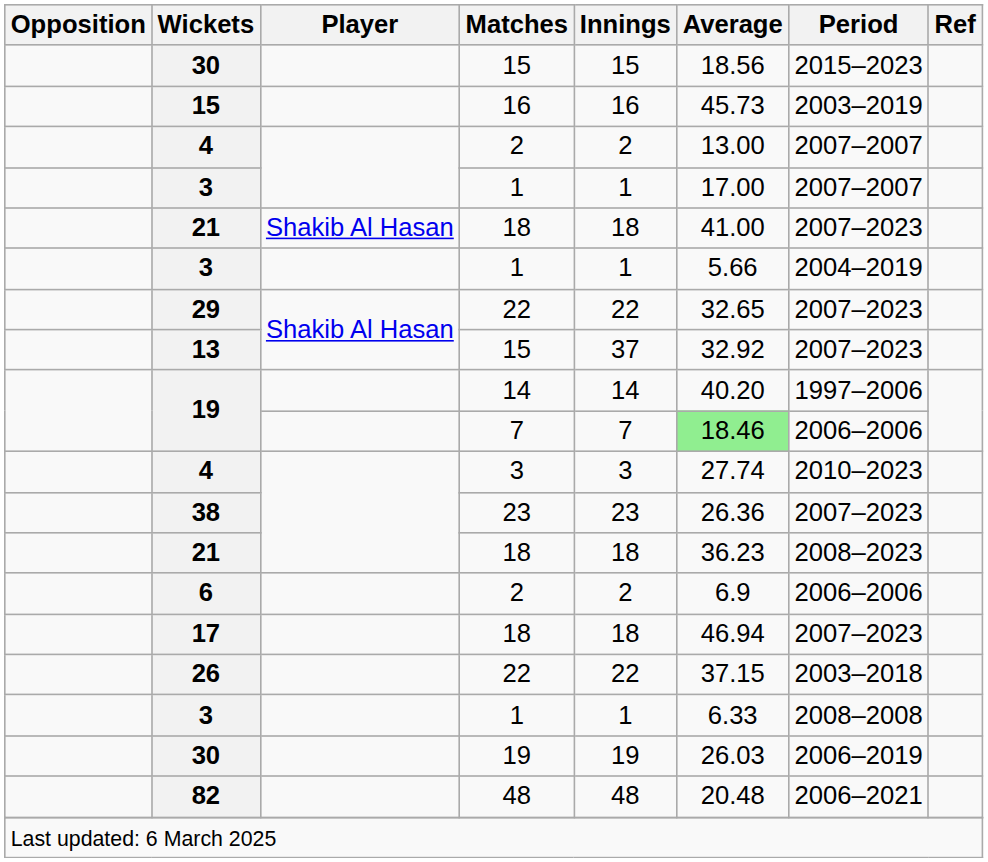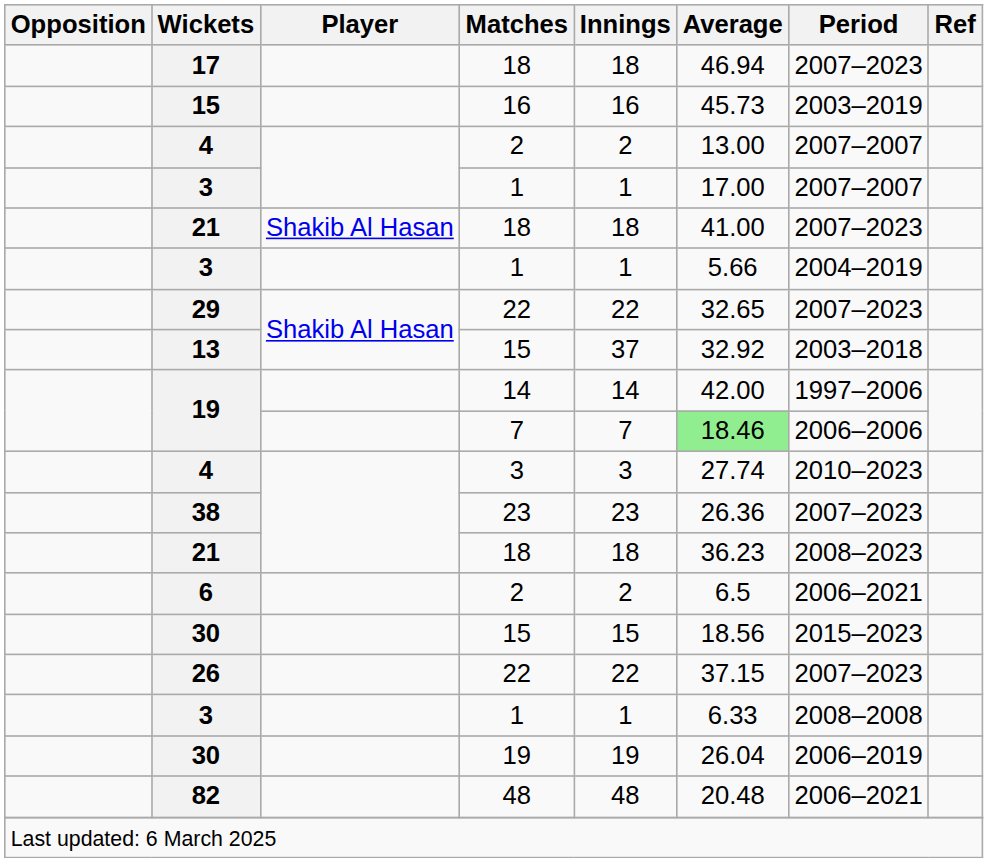rows swapped: (206, 65) <-> (206, 633)
(859, 349) 2007–2023 -> (859, 349) 2003–2018
(733, 390) 40.20 -> (733, 390) 42.00
(733, 593) 6.9 -> (733, 593) 6.5
(859, 593) 2006–2006 -> (859, 593) 2006–2021
(859, 674) 2003–2018 -> (859, 674) 2007–2023
(733, 755) 26.03 -> (733, 755) 26.04
